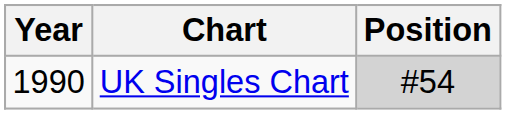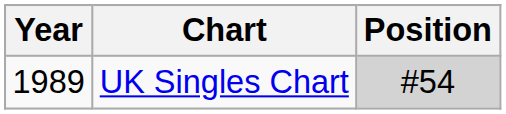(49, 81) 1990 -> (49, 81) 1989
